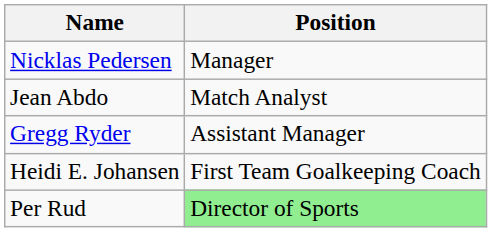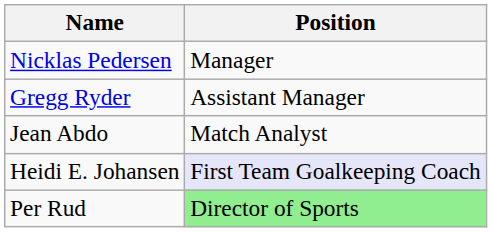rows swapped: (70, 134) <-> (59, 97)
(335, 171) no background -> (335, 171) lavender background
